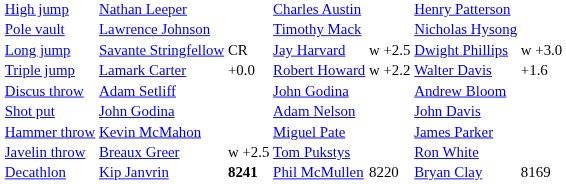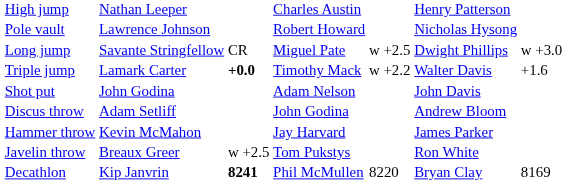(317, 29) Timothy Mack -> (319, 29) Robert Howard
(309, 50) Jay Harvard -> (309, 50) Miguel Pate
(241, 70) normal -> (241, 70) bold
(319, 70) Robert Howard -> (317, 70) Timothy Mack
rows swapped: (30, 111) <-> (44, 91)
(309, 131) Miguel Pate -> (309, 131) Jay Harvard
